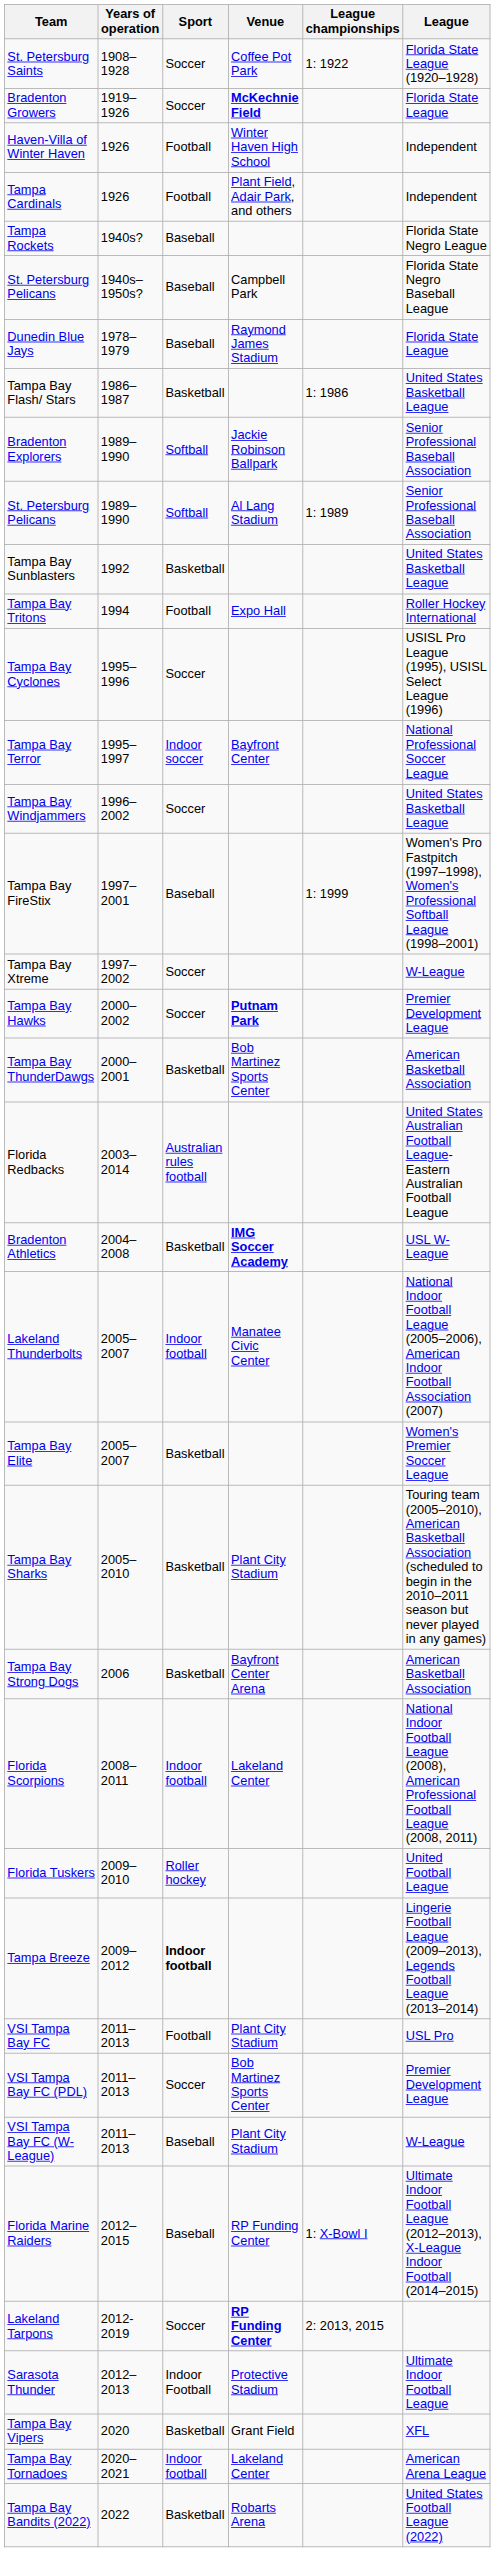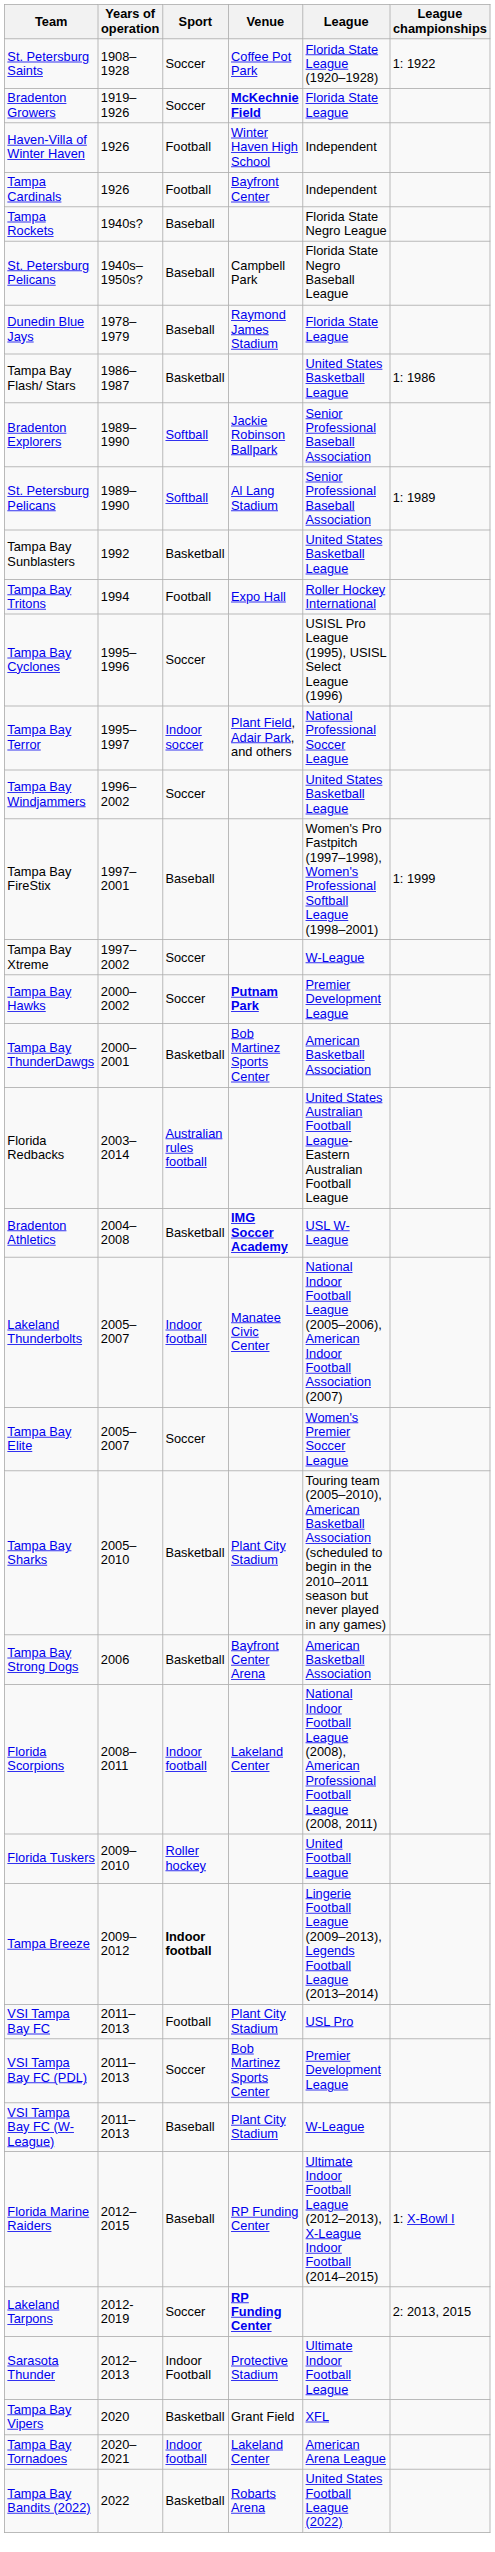columns swapped: (446, 21) <-> (353, 21)
(263, 196) Plant Field, Adair Park, and others -> (255, 189) Bayfront Center
(255, 752) Bayfront Center -> (263, 738) Plant Field, Adair Park, and others
(195, 1453) Basketball -> (185, 1439) Soccer
